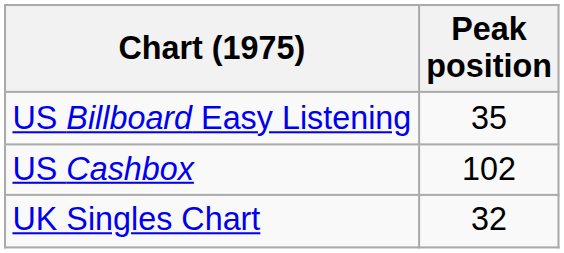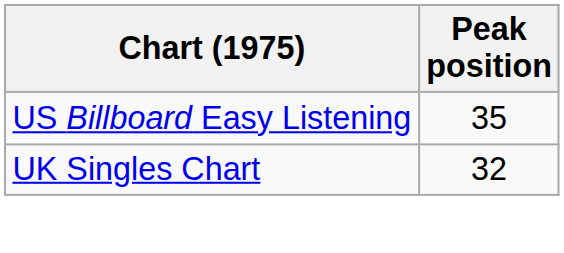- row: (103, 169)
